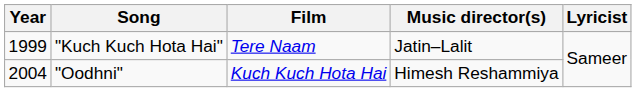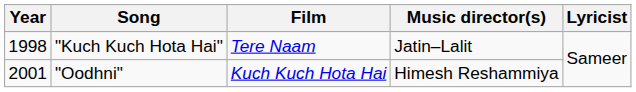(28, 45) 1999 -> (28, 45) 1998
(28, 73) 2004 -> (28, 73) 2001
